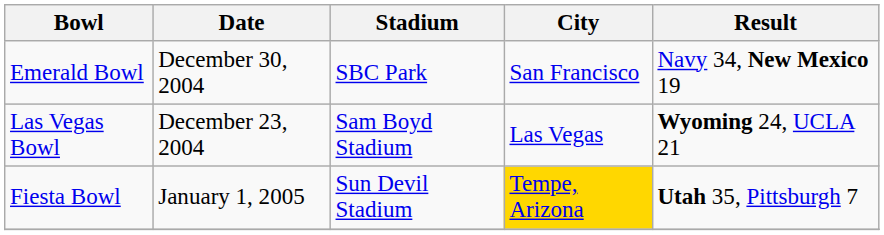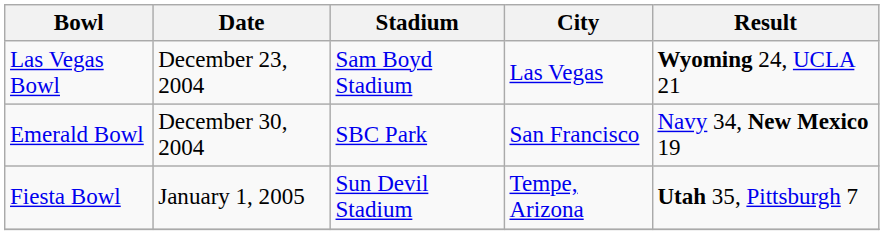rows swapped: (57, 134) <-> (77, 72)
(547, 197) gold background -> (547, 197) no background
